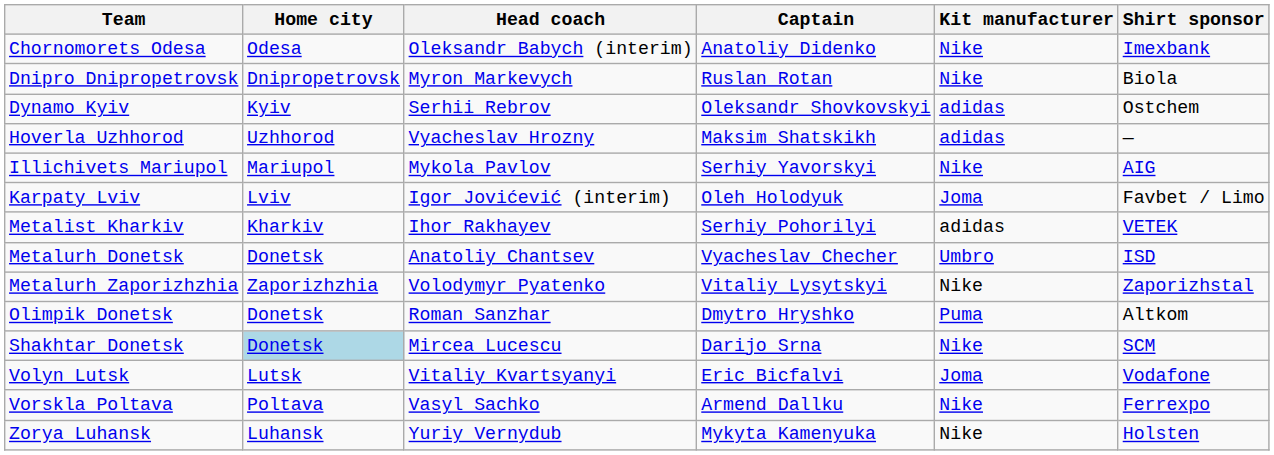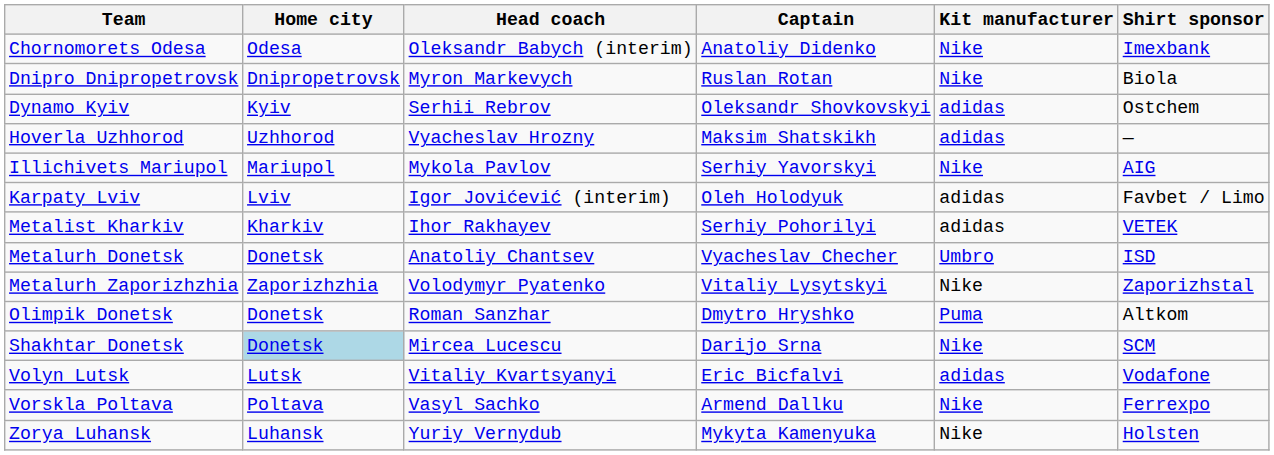(961, 198) Joma -> (972, 198) adidas
(961, 375) Joma -> (972, 375) adidas
